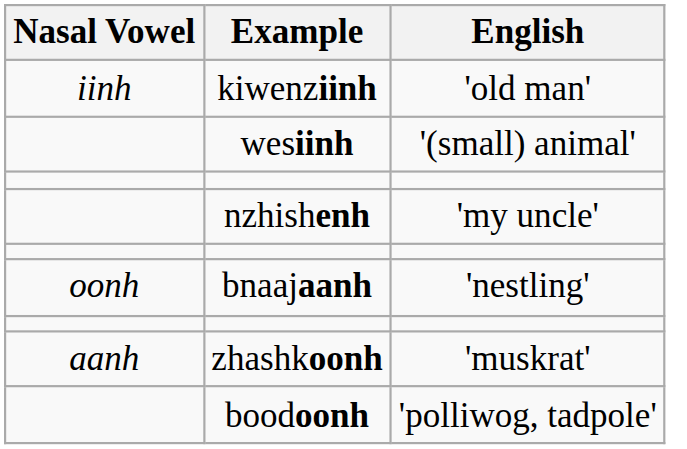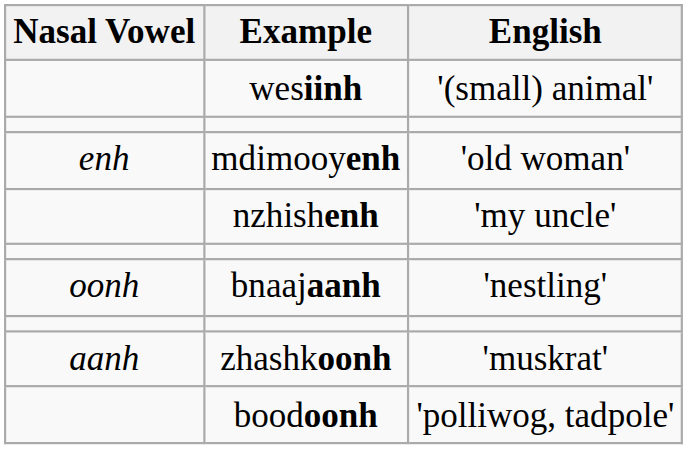- row: (297, 87)
+ row: (306, 159)
